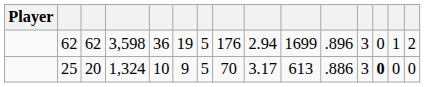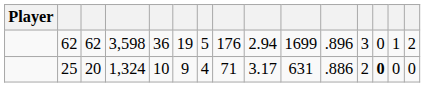(205, 69) 5 -> (205, 69) 4
(229, 69) 70 -> (229, 69) 71
(301, 69) 613 -> (301, 69) 631
(365, 69) 3 -> (365, 69) 2
